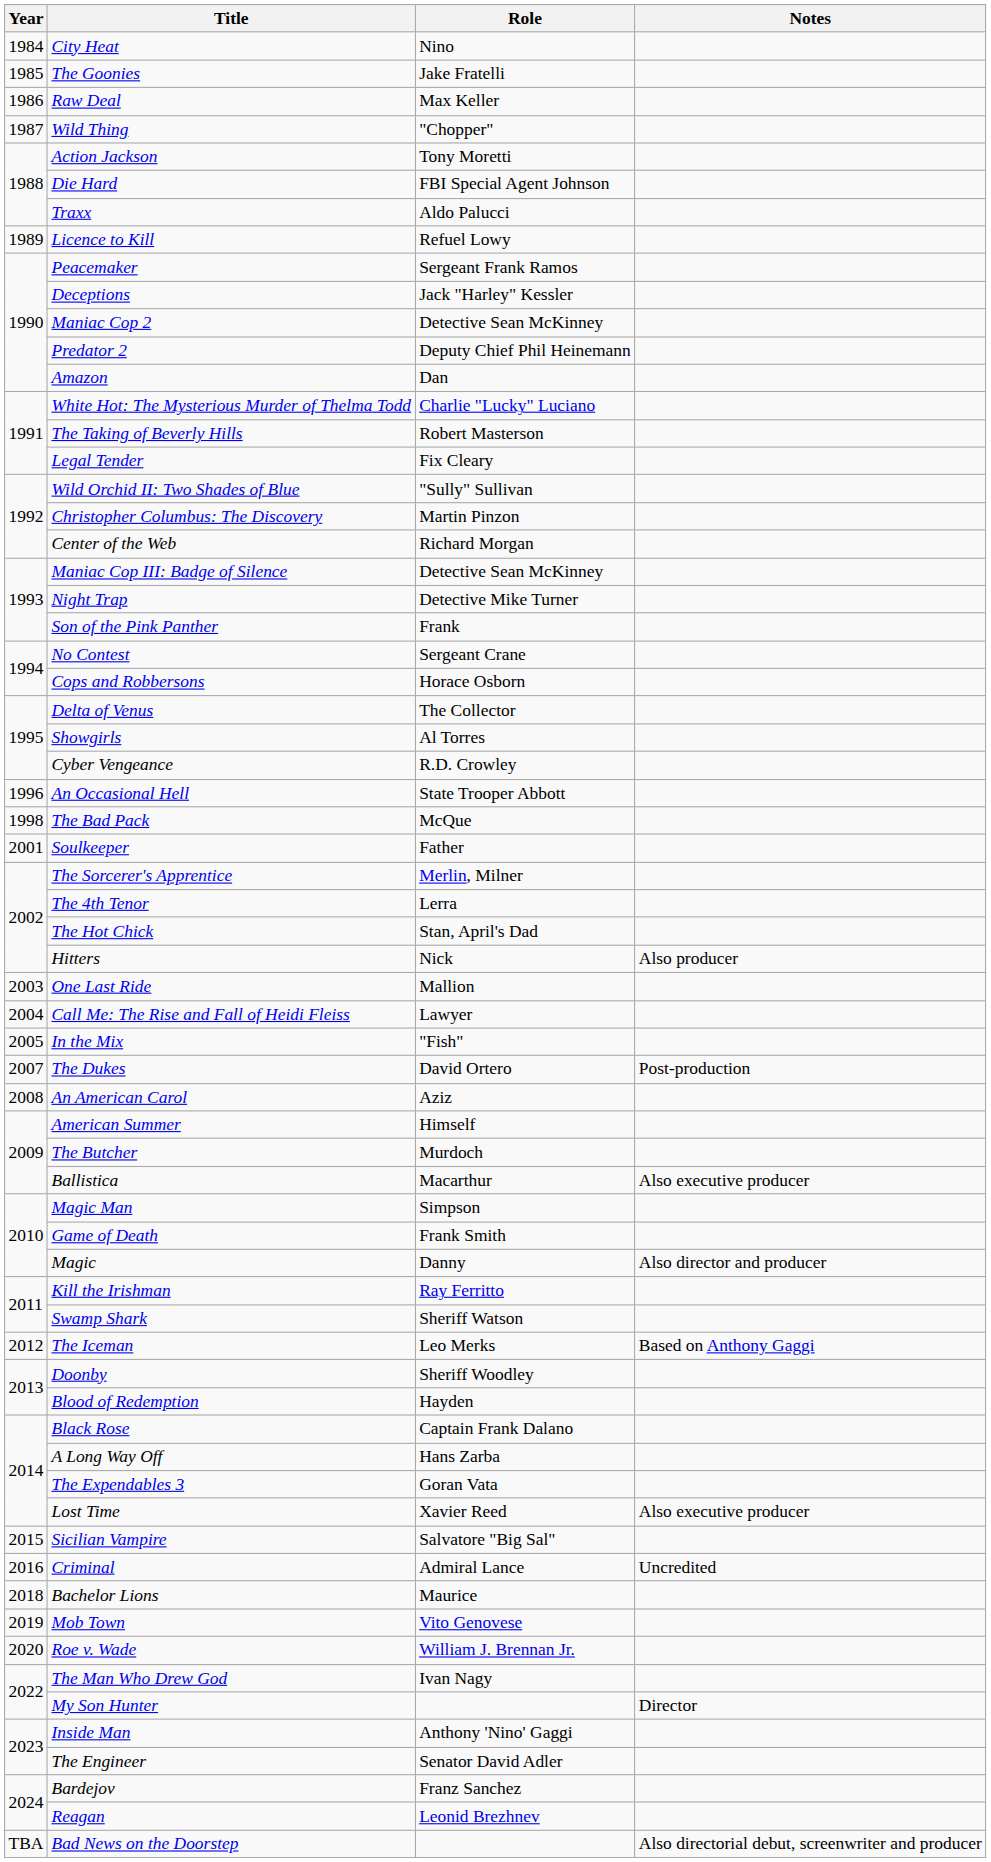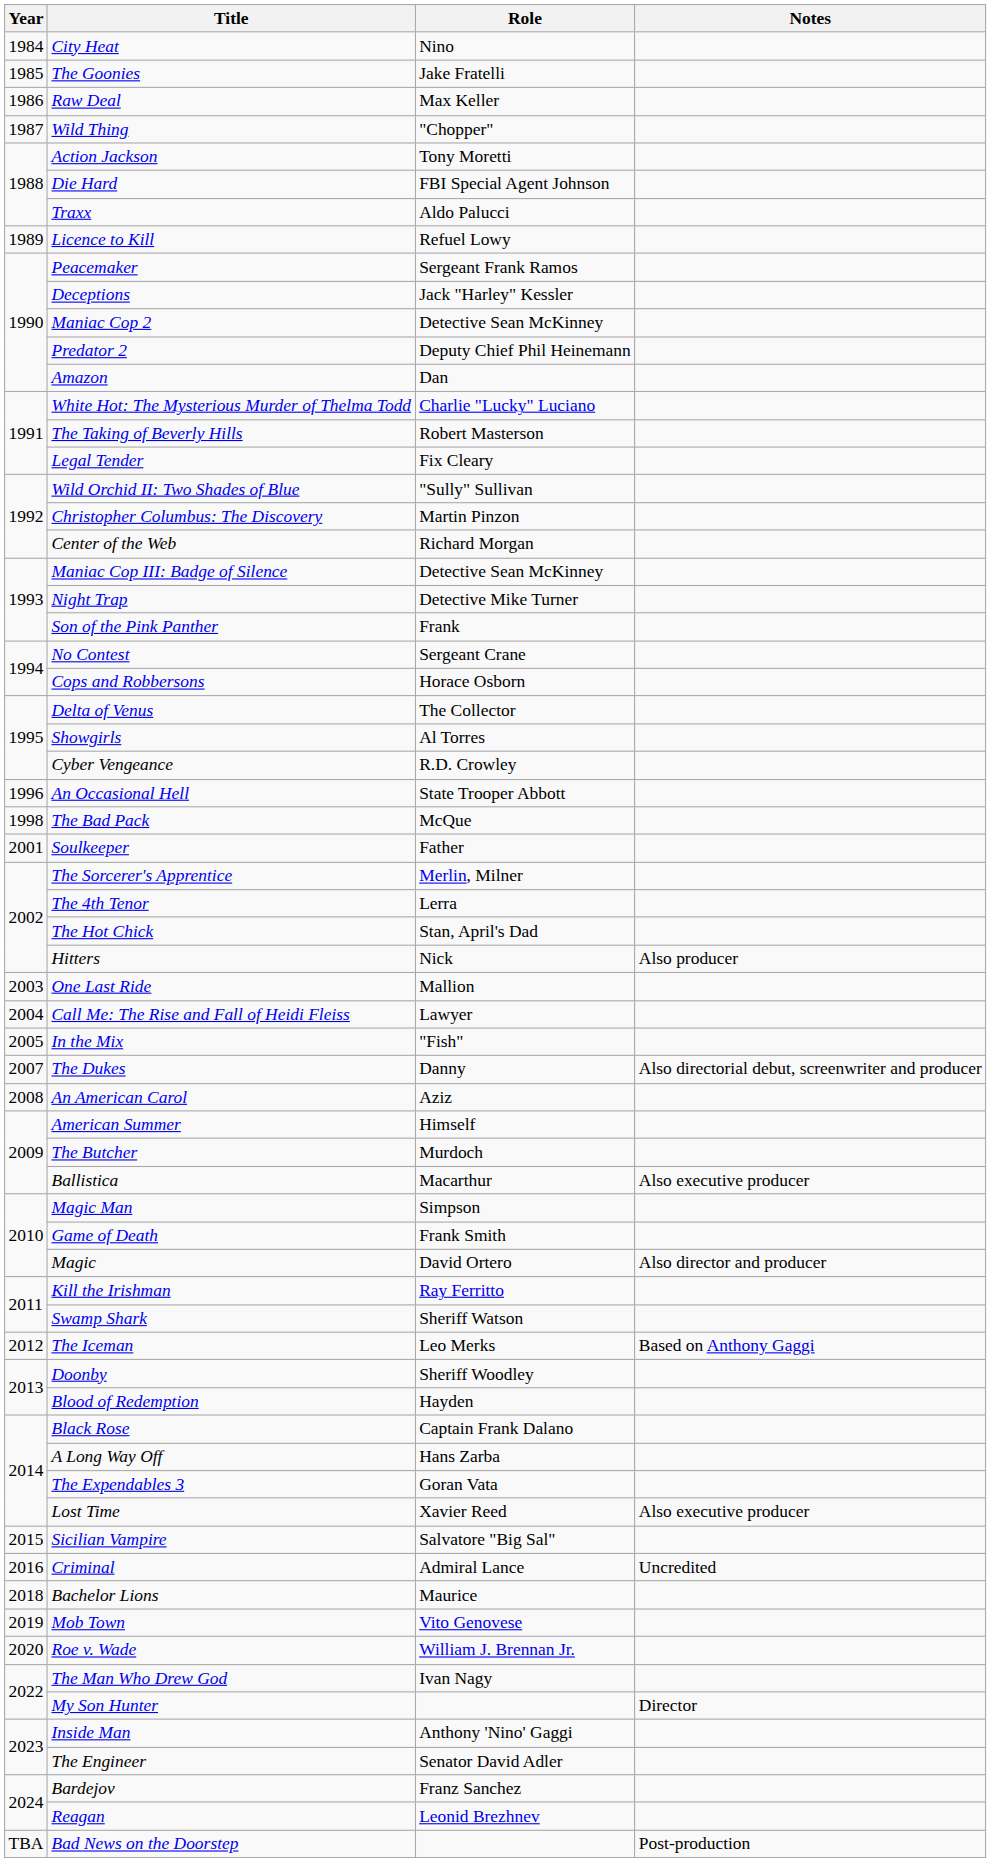(465, 1069) David Ortero -> (442, 1069) Danny
(695, 1069) Post-production -> (810, 1069) Also directorial debut, screenwriter and producer
(442, 1262) Danny -> (465, 1262) David Ortero
(810, 1843) Also directorial debut, screenwriter and producer -> (695, 1843) Post-production
